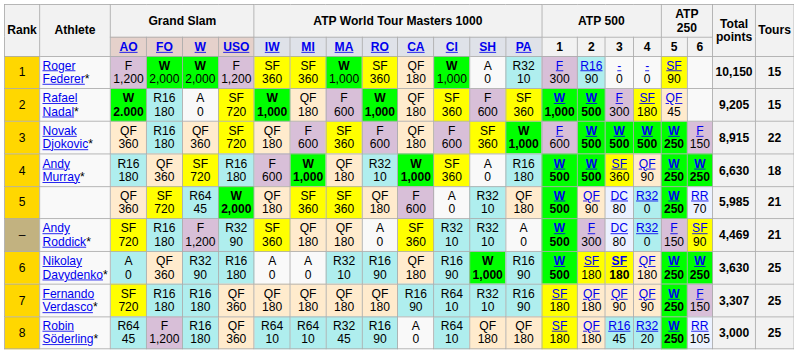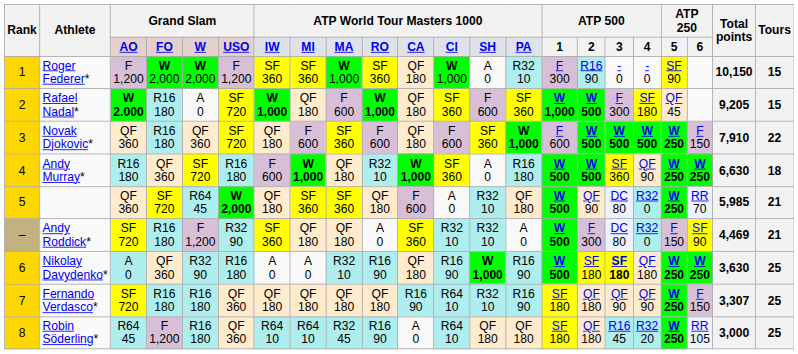(734, 138) 8,915 -> (734, 138) 7,910
